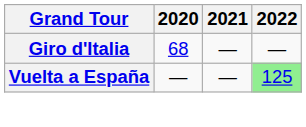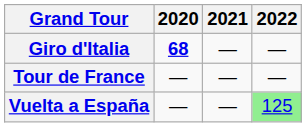(178, 48) normal -> (178, 48) bold
+ row: (79, 77)
